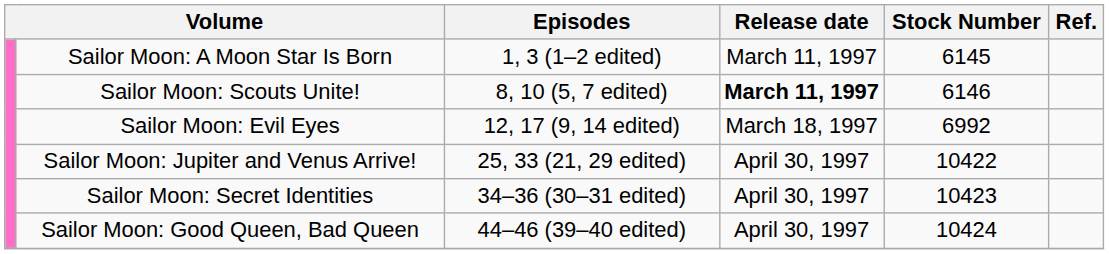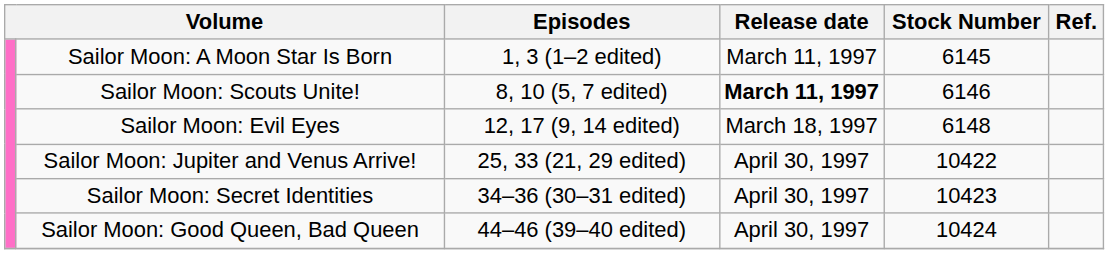(966, 126) 6992 -> (966, 126) 6148
